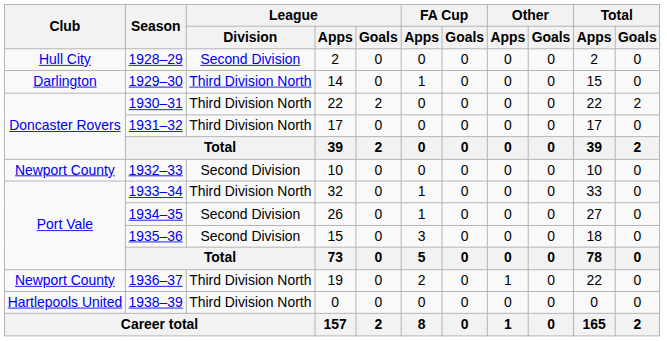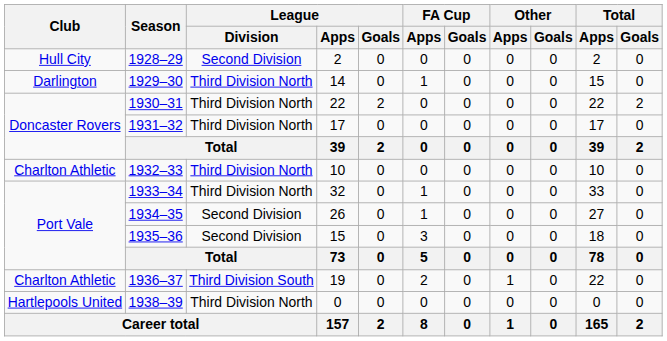(65, 170) Newport County -> (65, 170) Charlton Athletic
(250, 170) Second Division -> (251, 170) Third Division North
(65, 280) Newport County -> (65, 280) Charlton Athletic
(250, 280) Third Division North -> (251, 280) Third Division South
